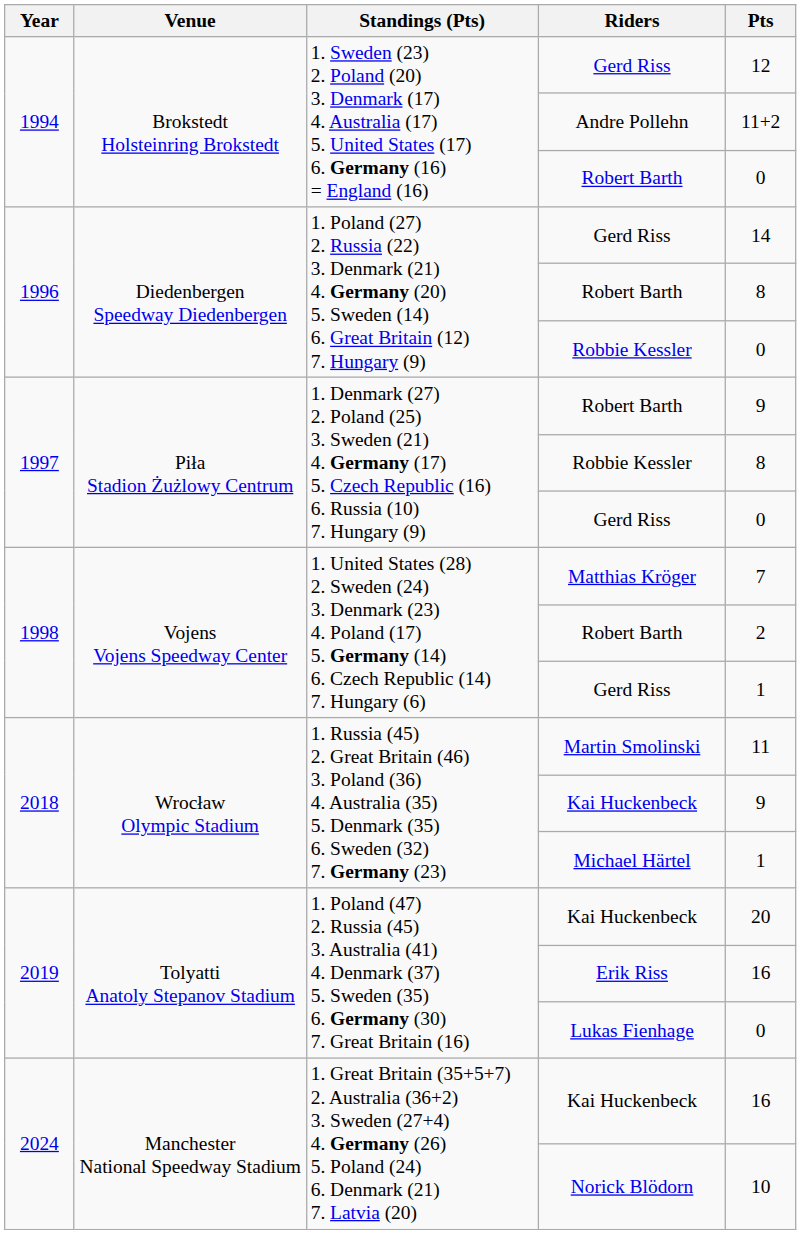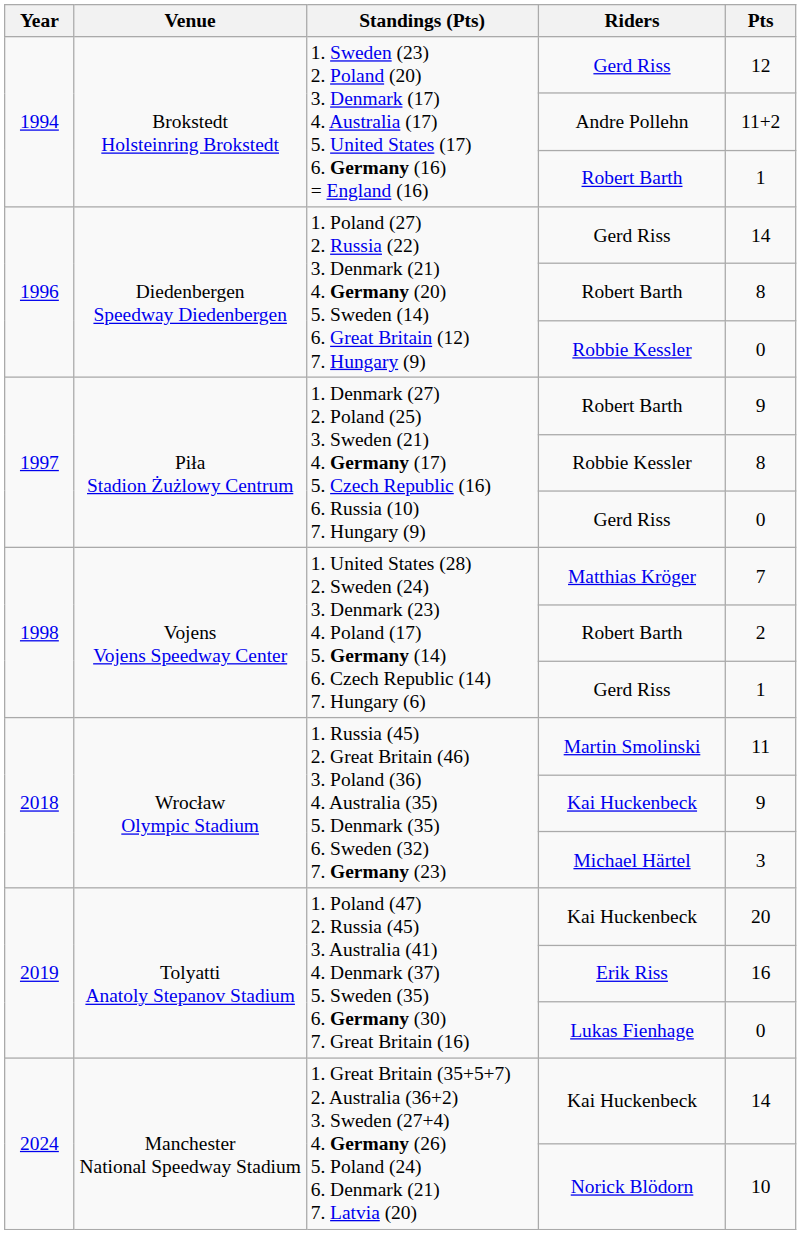(761, 178) 0 -> (761, 178) 1
(761, 859) 1 -> (761, 859) 3
(761, 1101) 16 -> (761, 1101) 14
